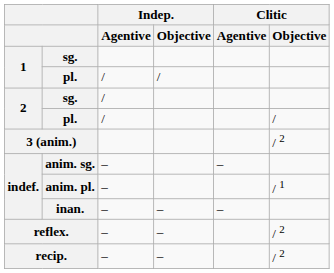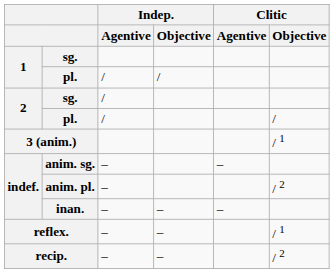(279, 141) / 2 -> (279, 141) / 1
(279, 186) / 1 -> (279, 186) / 2
(279, 231) / 2 -> (279, 231) / 1
